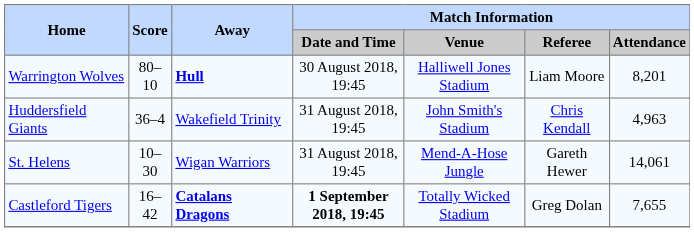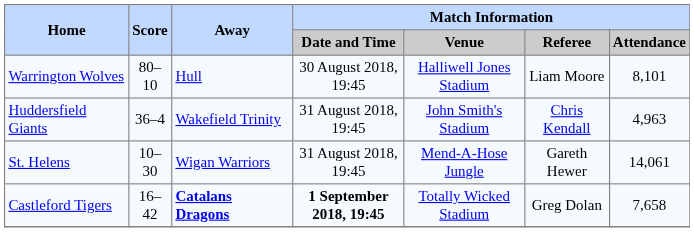(190, 76) bold -> (189, 76) normal
(649, 76) 8,201 -> (649, 76) 8,101
(649, 205) 7,655 -> (649, 205) 7,658
